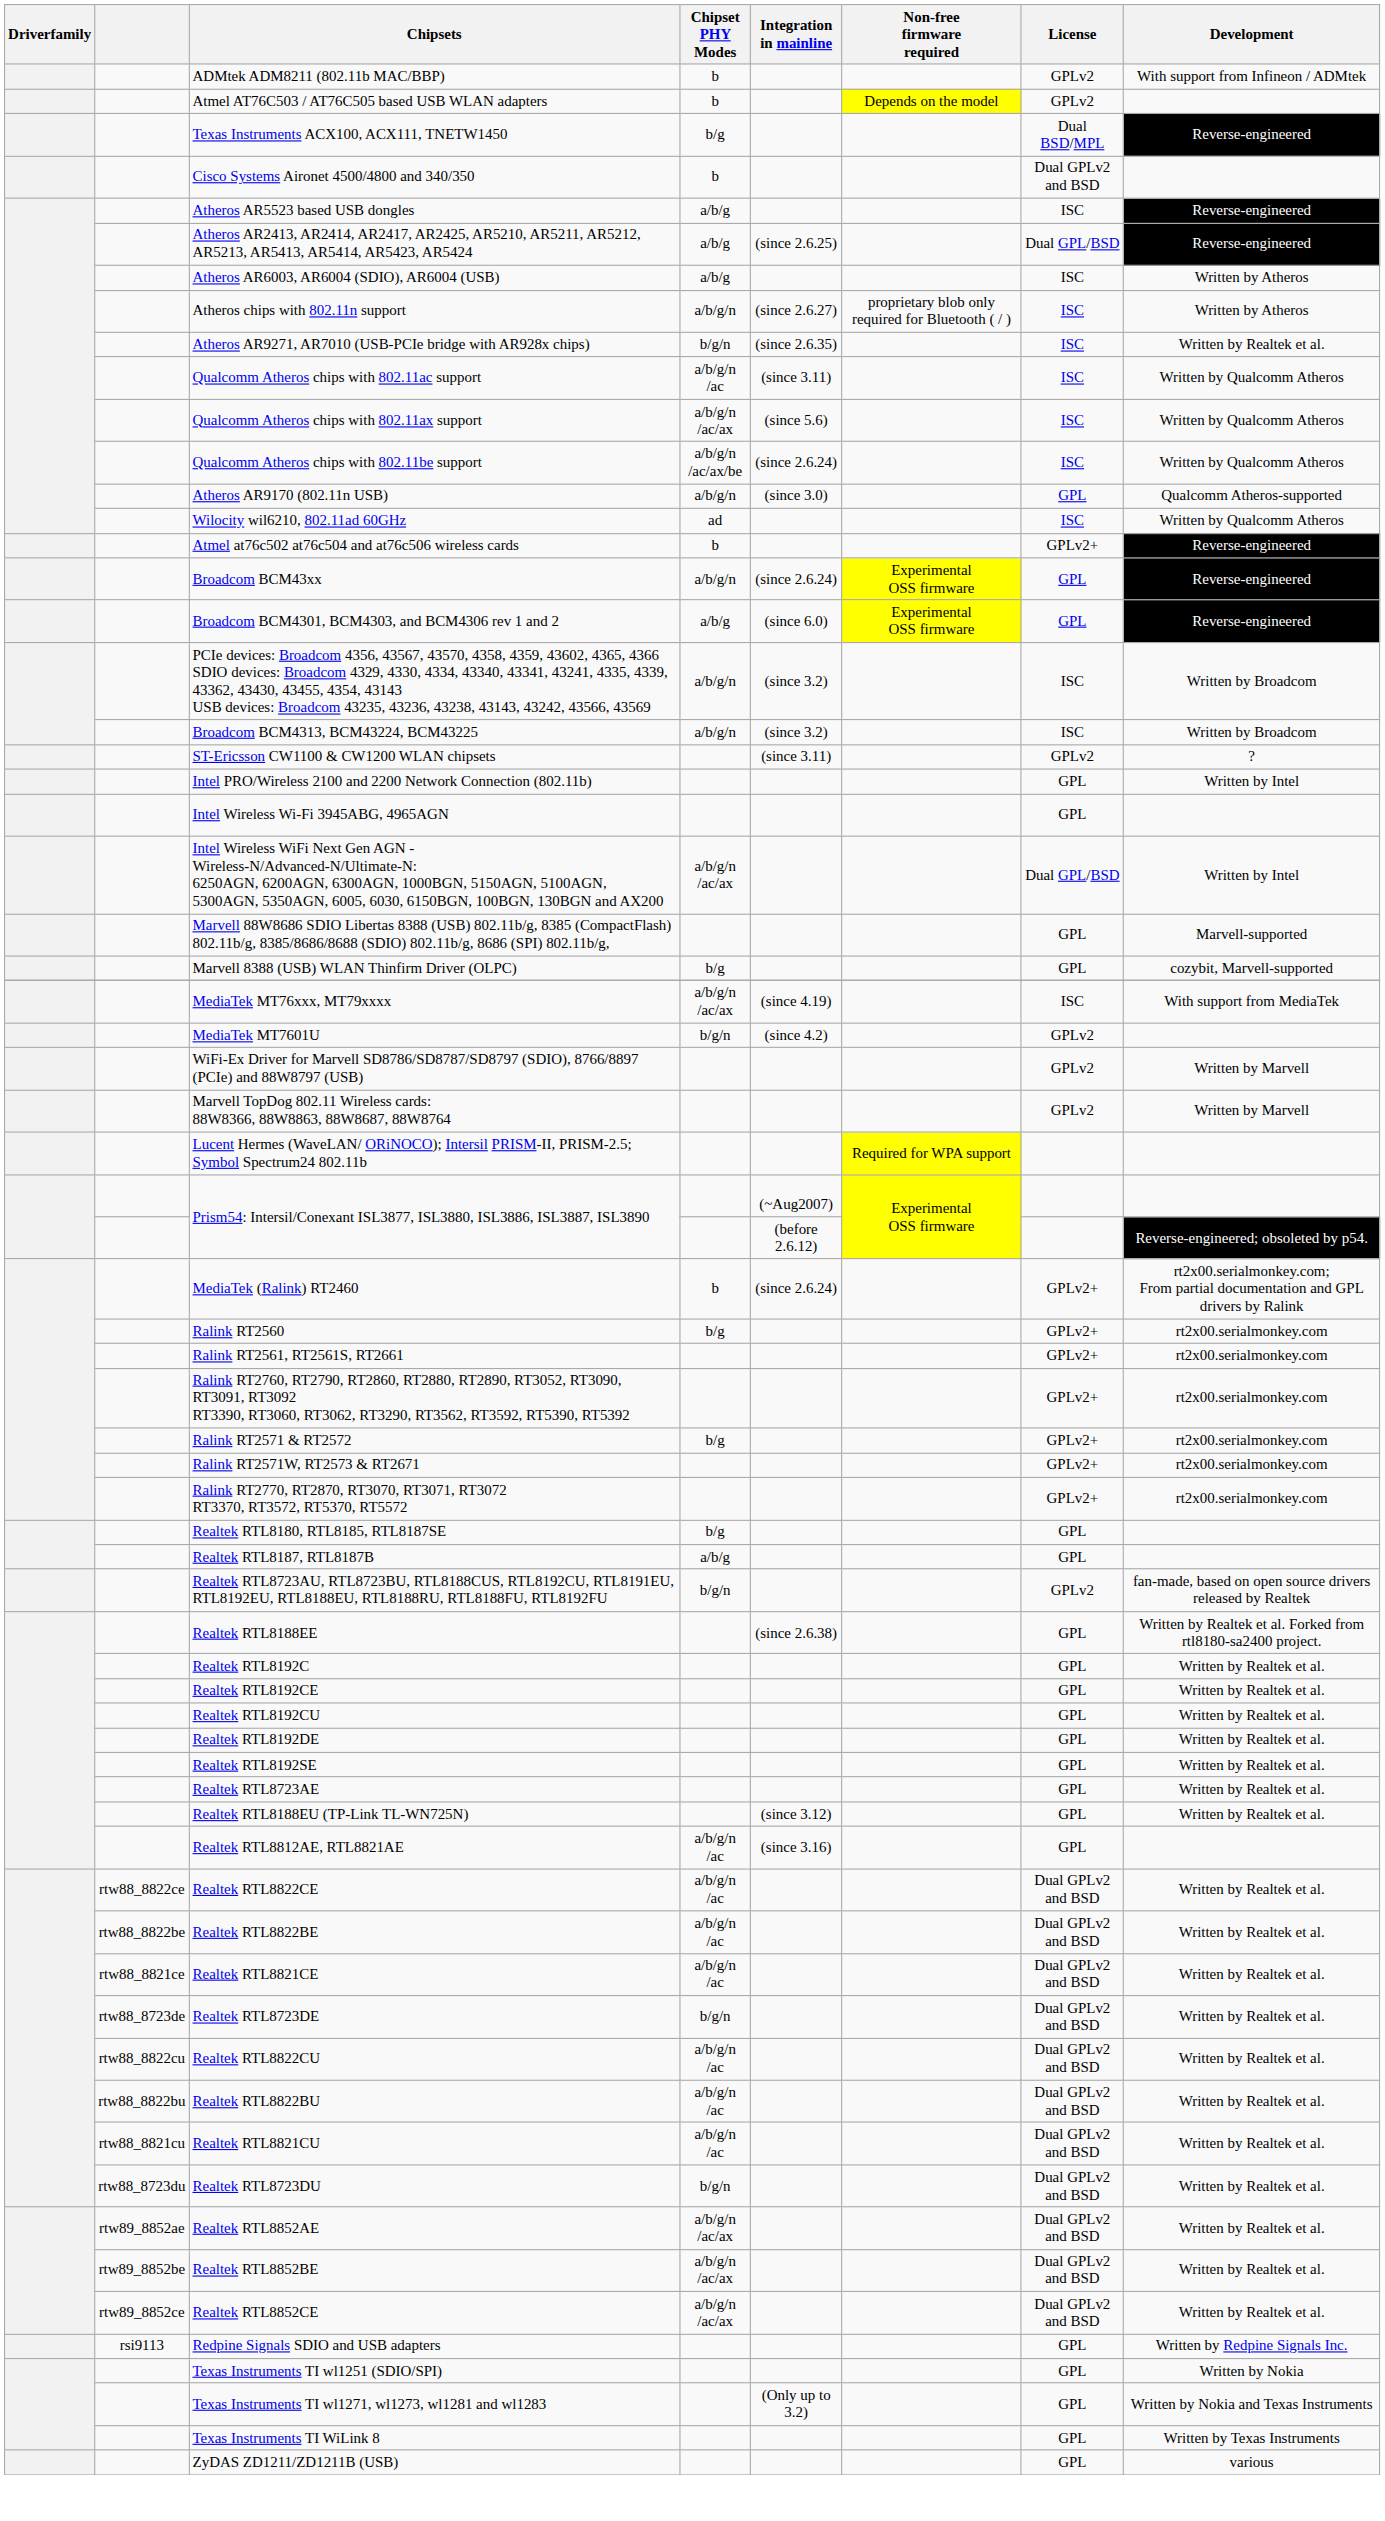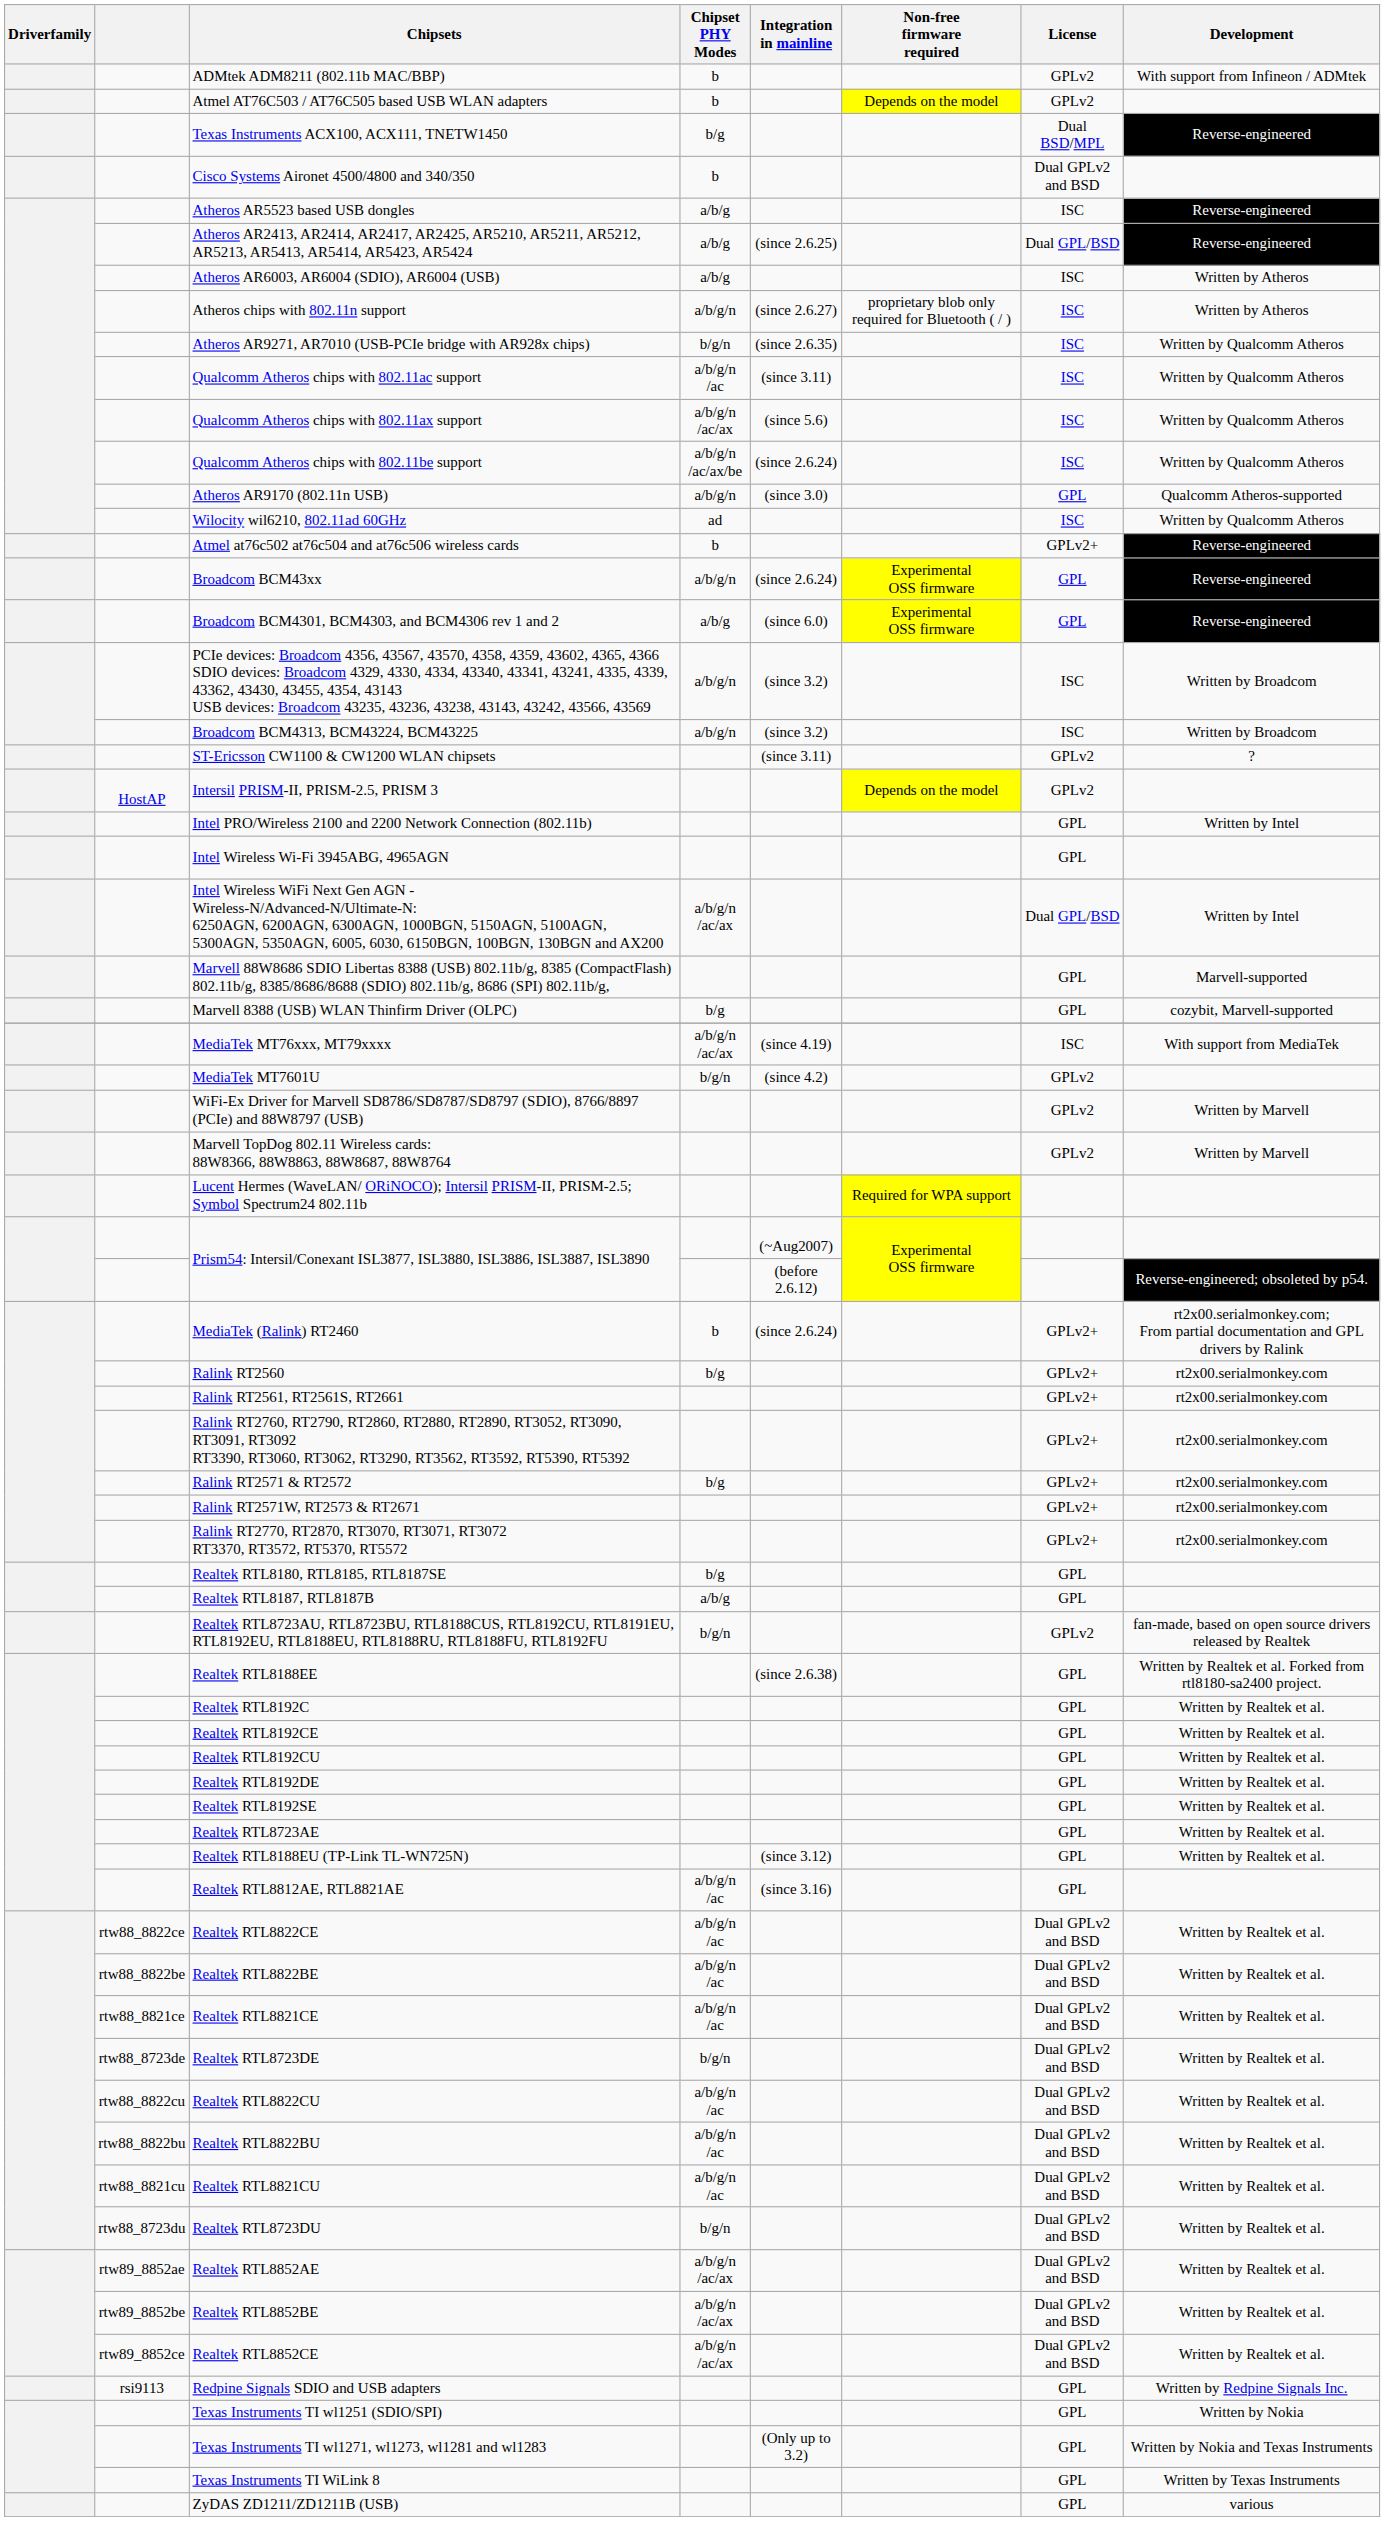(1252, 344) Written by Realtek et al. -> (1252, 344) Written by Qualcomm Atheros
+ row: (142, 798)
